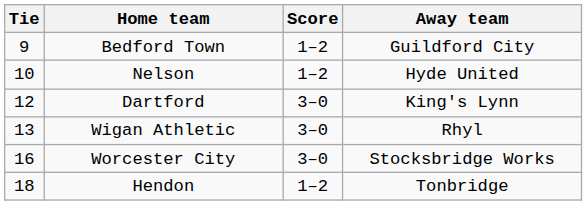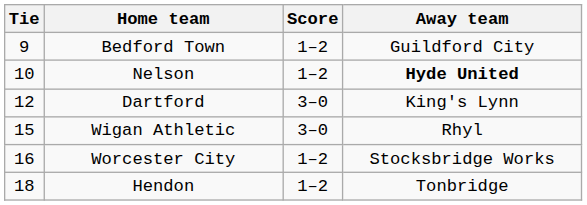(462, 75) normal -> (462, 75) bold
(24, 131) 13 -> (24, 131) 15
(313, 158) 3–0 -> (313, 158) 1–2
